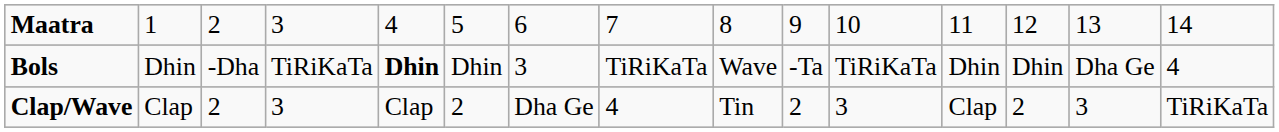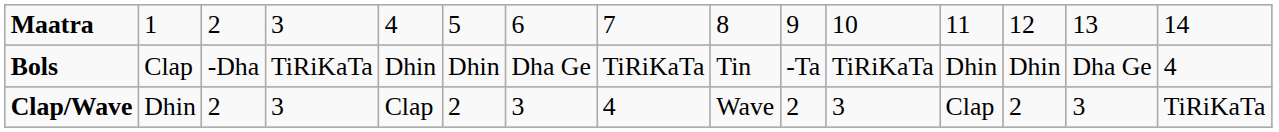(170, 65) Dhin -> (169, 65) Clap
(412, 65) bold -> (410, 65) normal
(521, 65) 3 -> (551, 65) Dha Ge
(748, 65) Wave -> (734, 65) Tin
(169, 106) Clap -> (170, 106) Dhin
(554, 106) Dha Ge -> (518, 106) 3
(737, 106) Tin -> (745, 106) Wave
